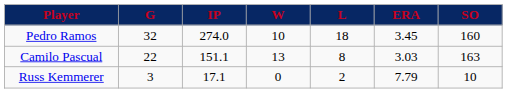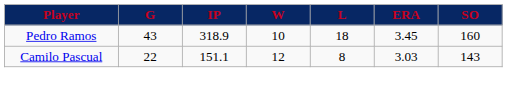(150, 35) 32 -> (150, 35) 43
(214, 35) 274.0 -> (214, 35) 318.9
(278, 56) 13 -> (278, 56) 12
(470, 56) 163 -> (470, 56) 143
- row: (61, 77)
